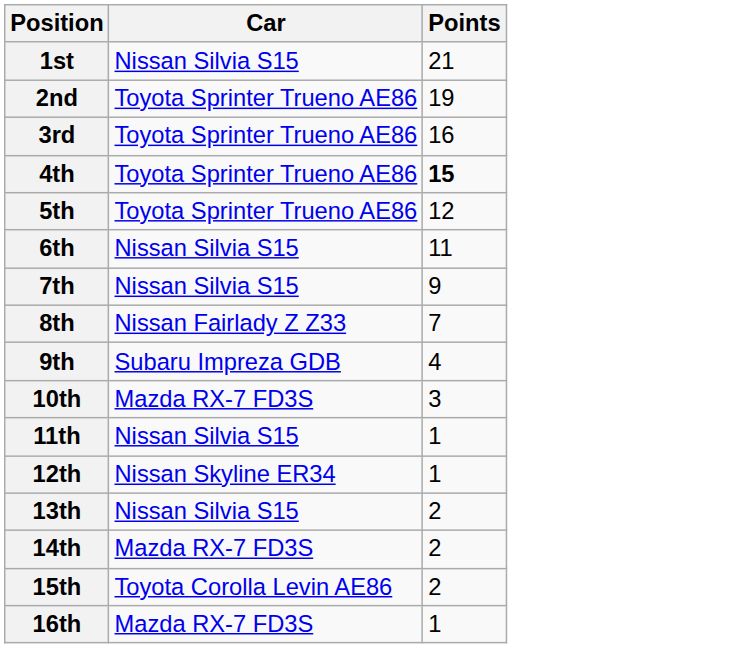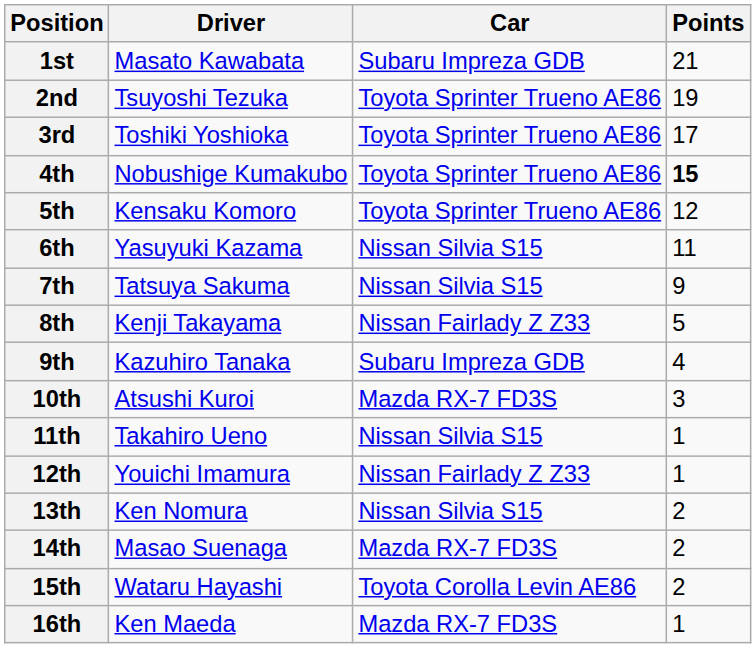+ column: (231, 23)
(207, 60) Nissan Silvia S15 -> (472, 60) Subaru Impreza GDB
(441, 135) 16 -> (685, 135) 17
(435, 323) 7 -> (679, 323) 5
(225, 473) Nissan Skyline ER34 -> (474, 473) Nissan Fairlady Z Z33
